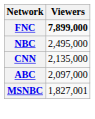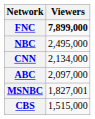(68, 59) 2,135,000 -> (68, 59) 2,134,000
+ row: (25, 106)
